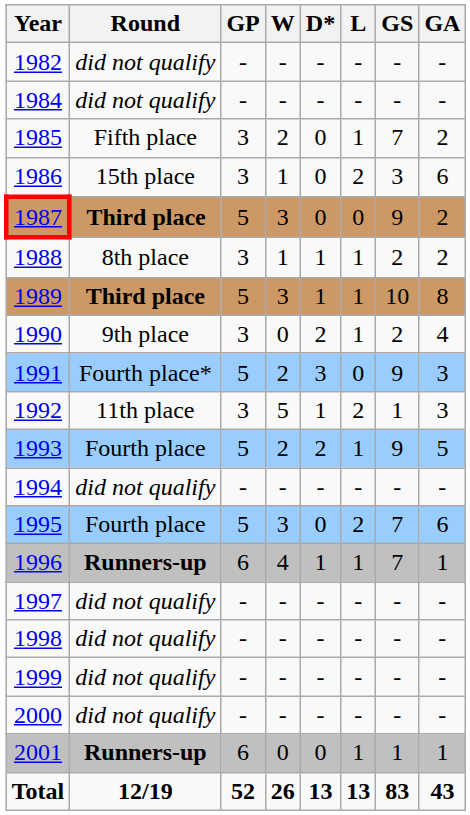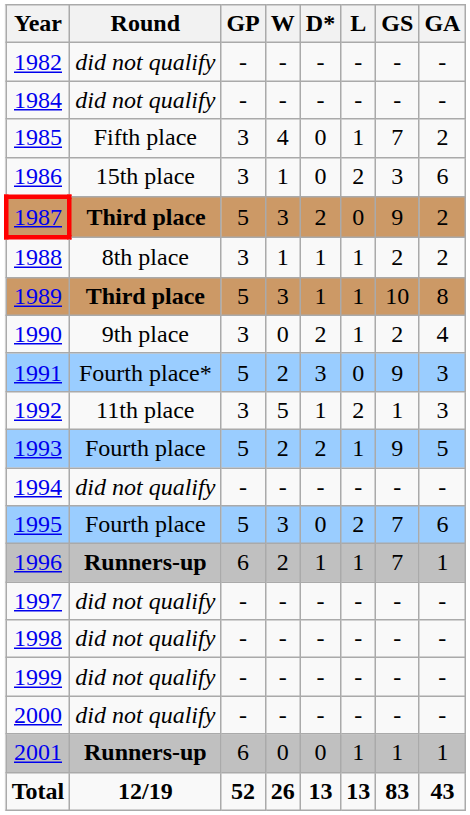(283, 137) 2 -> (283, 137) 4
(320, 216) 0 -> (320, 216) 2
(283, 562) 4 -> (283, 562) 2
